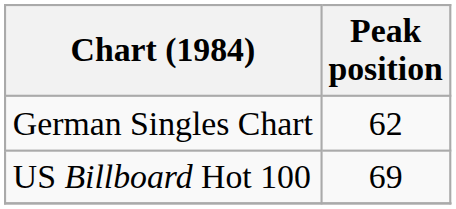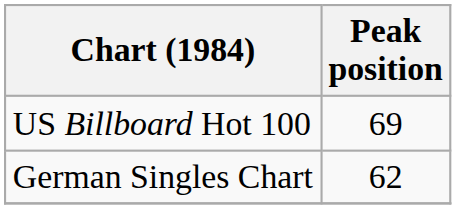rows swapped: (163, 122) <-> (162, 176)
